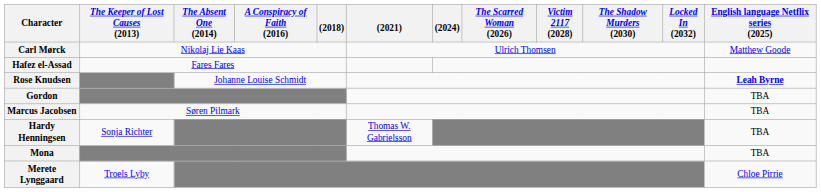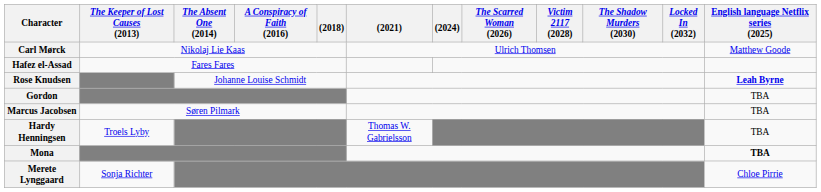(127, 132) Sonja Richter -> (127, 132) Troels Lyby
(760, 153) normal -> (760, 153) bold
(127, 174) Troels Lyby -> (127, 174) Sonja Richter
